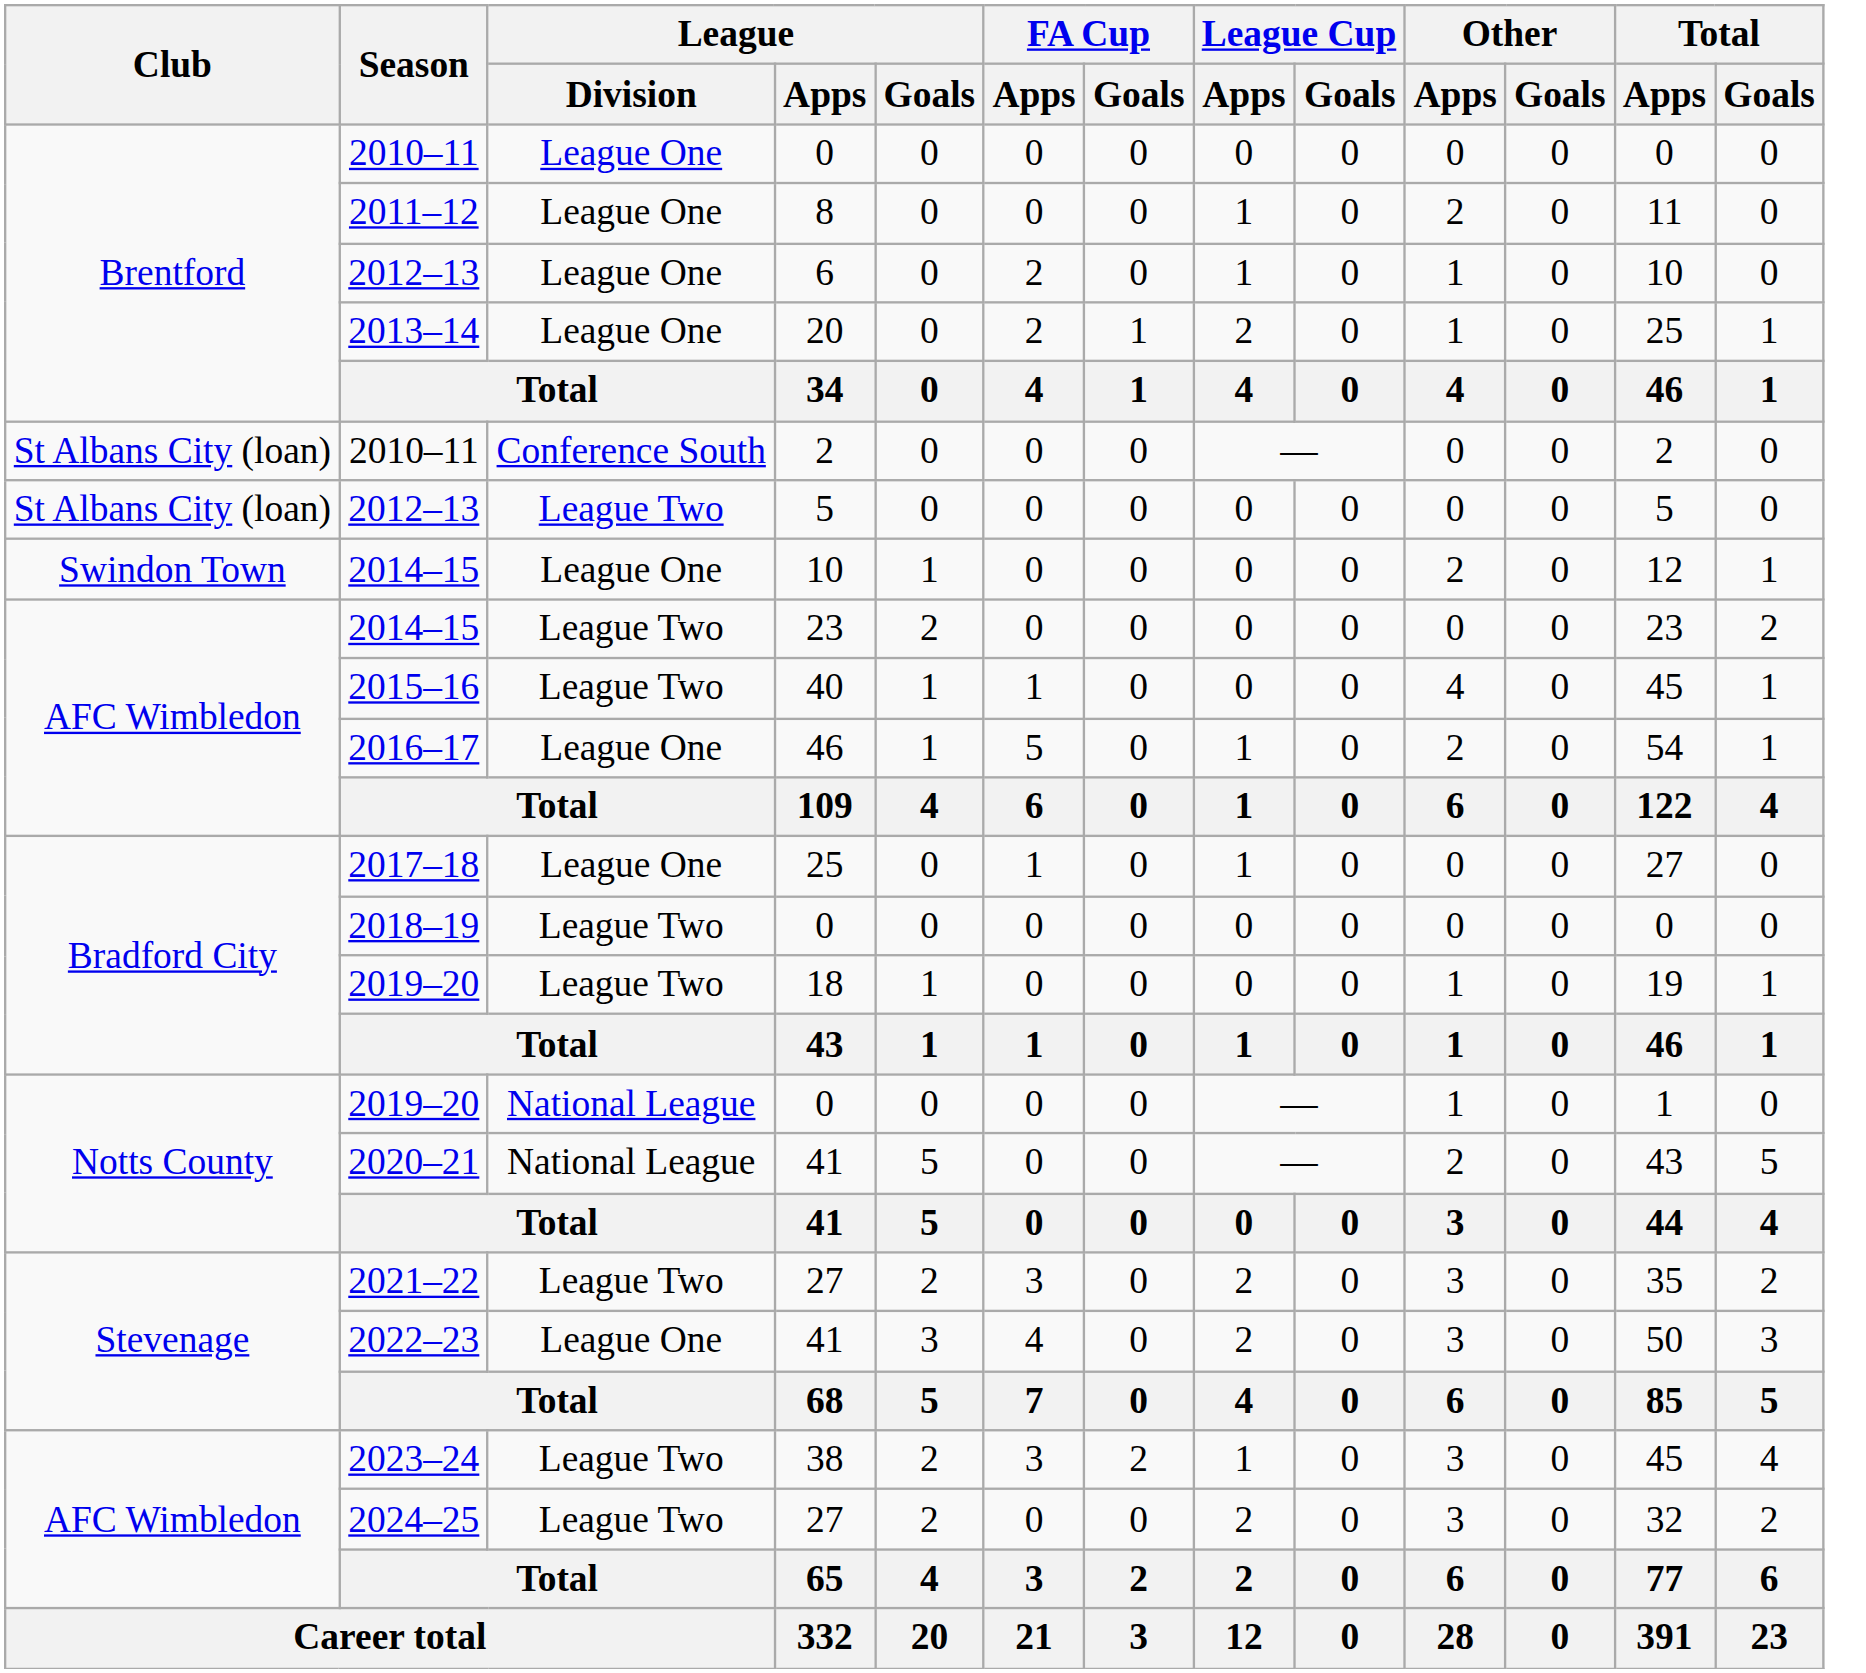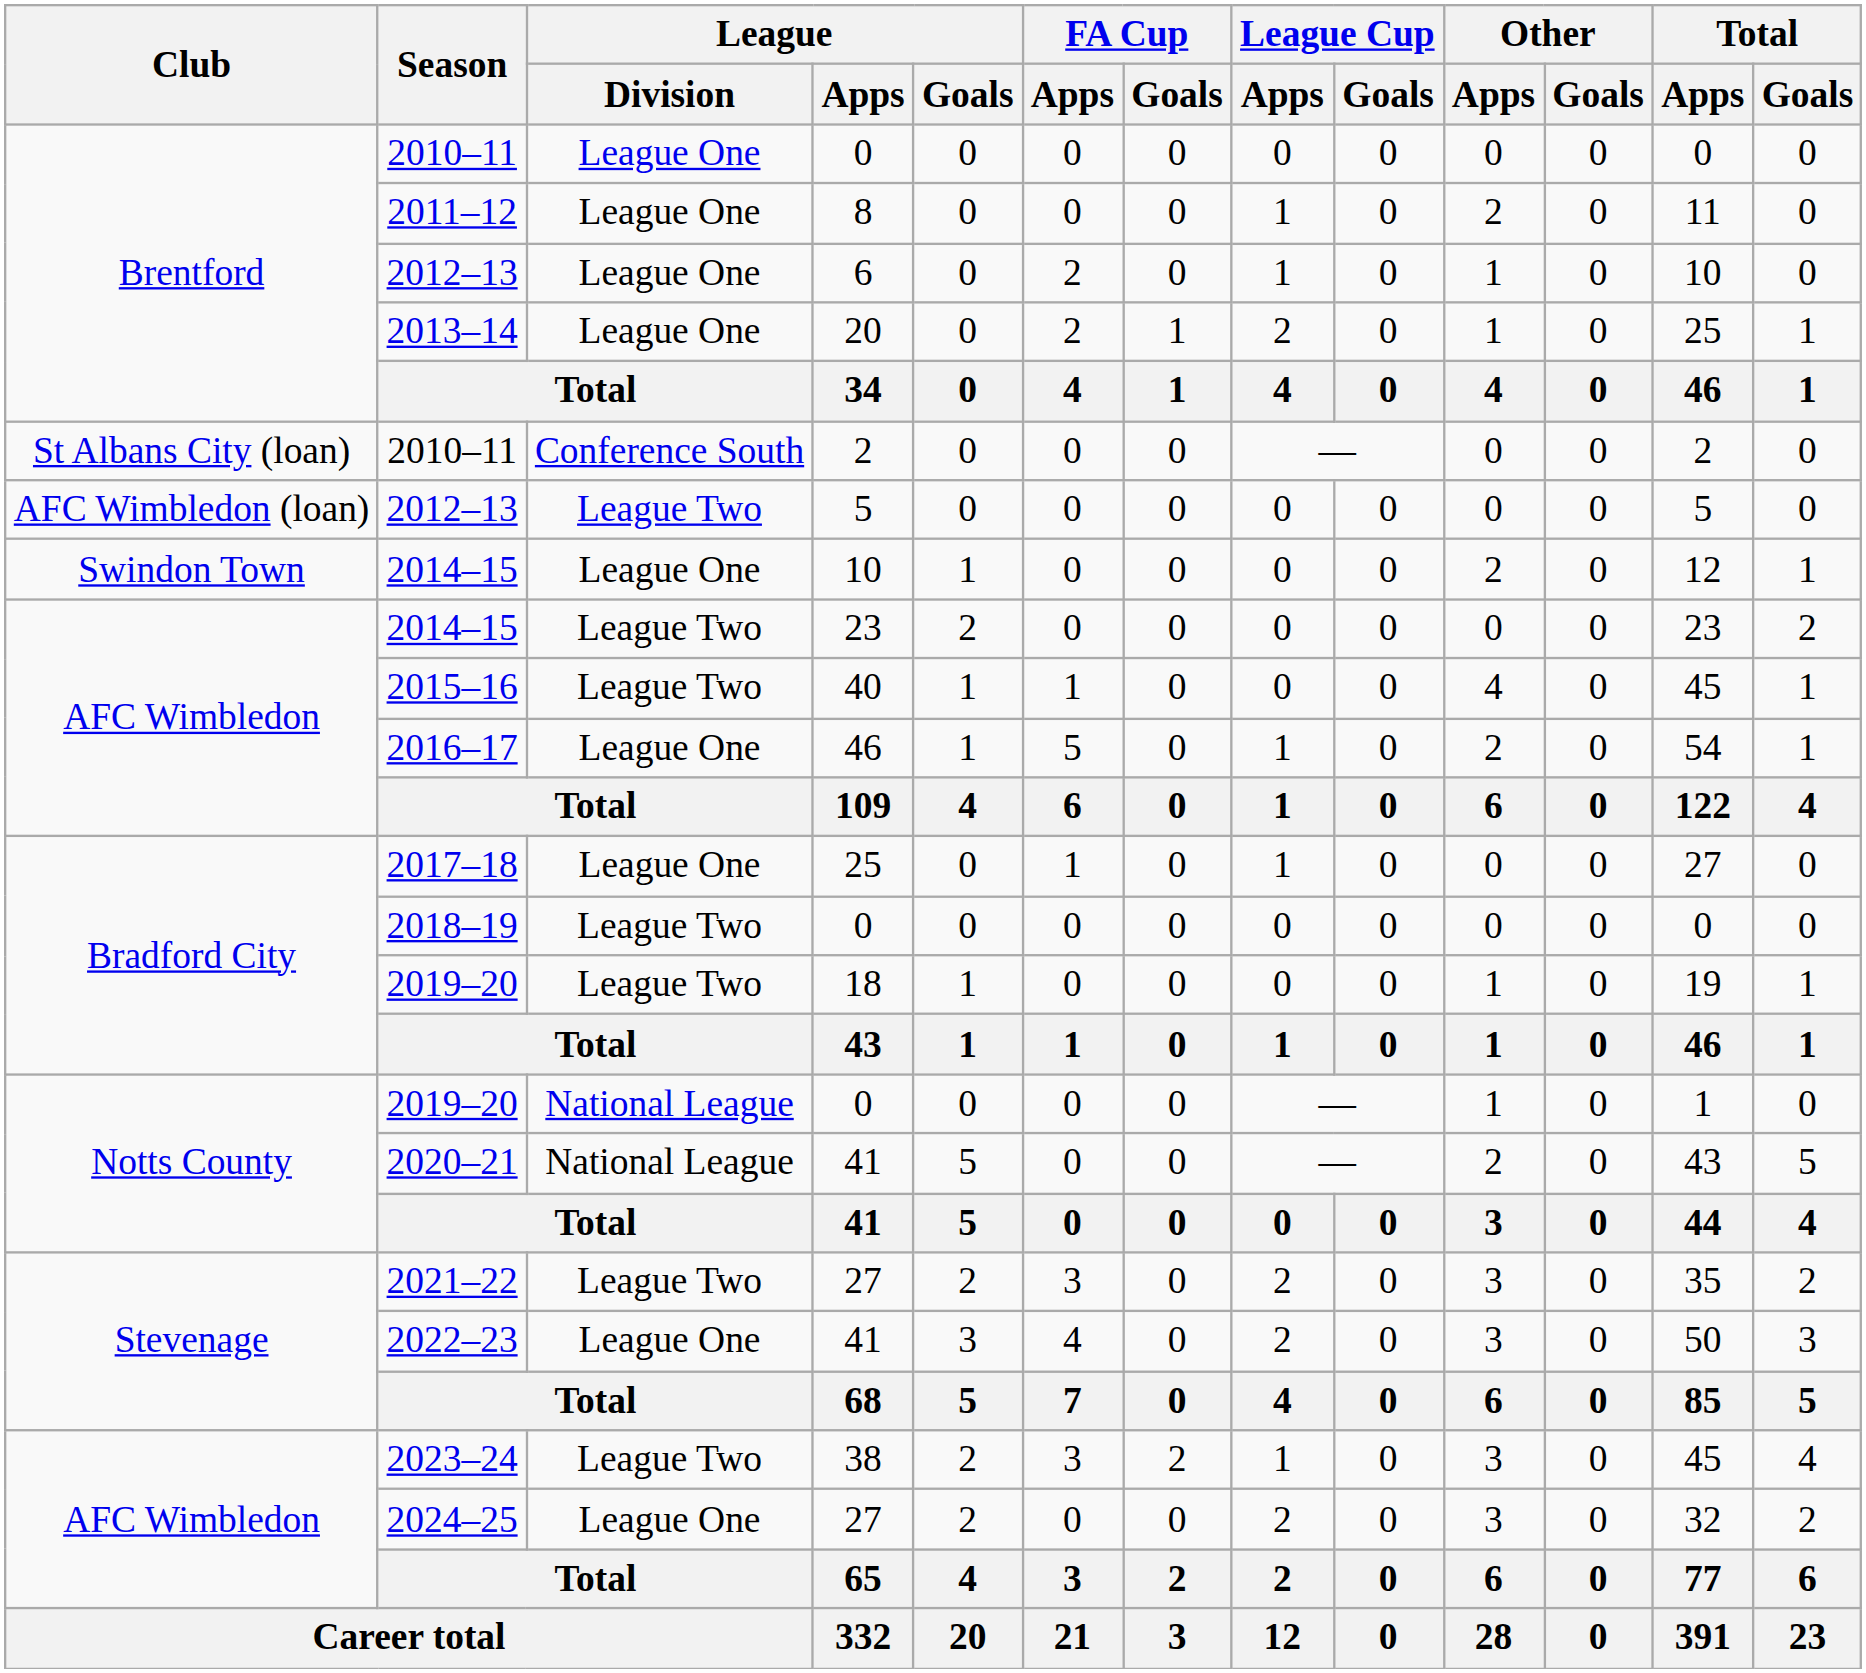(172, 509) St Albans City (loan) -> (192, 509) AFC Wimbledon (loan)
(631, 1518) League Two -> (670, 1518) League One
